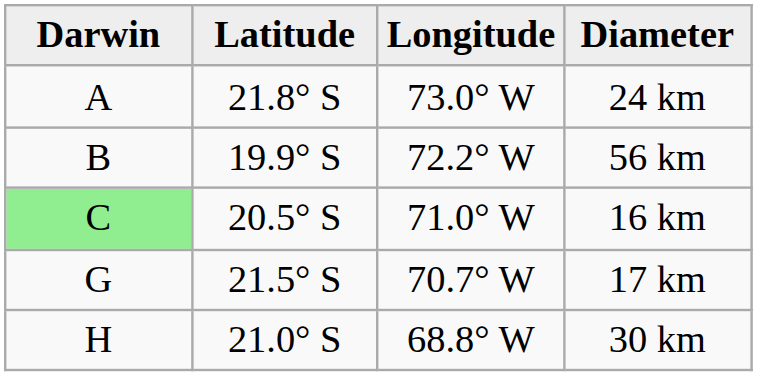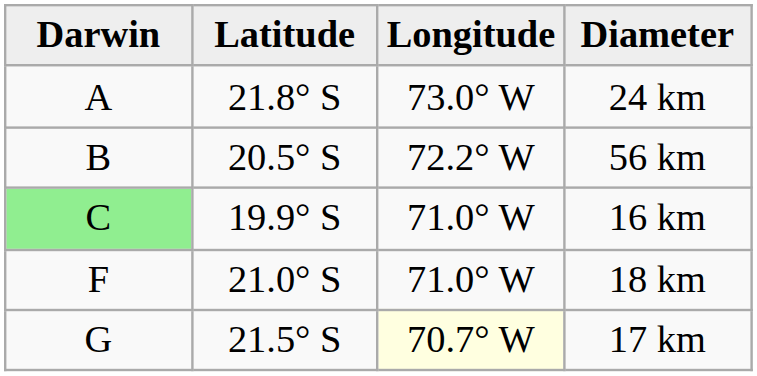(285, 156) 19.9° S -> (285, 156) 20.5° S
(285, 217) 20.5° S -> (285, 217) 19.9° S
+ row: (657, 278)
(471, 278) no background -> (471, 339) lightyellow background
- row: (657, 339)
